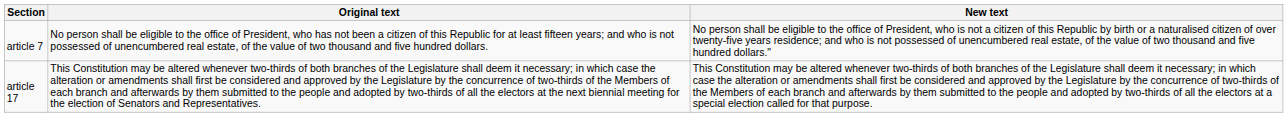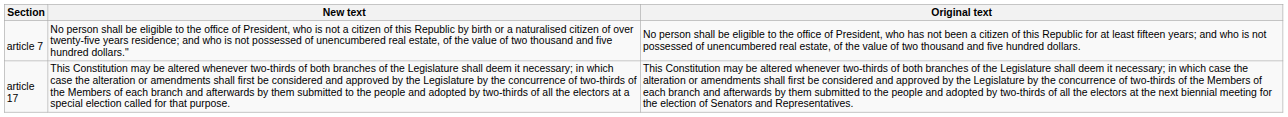columns swapped: (369, 12) <-> (987, 12)
